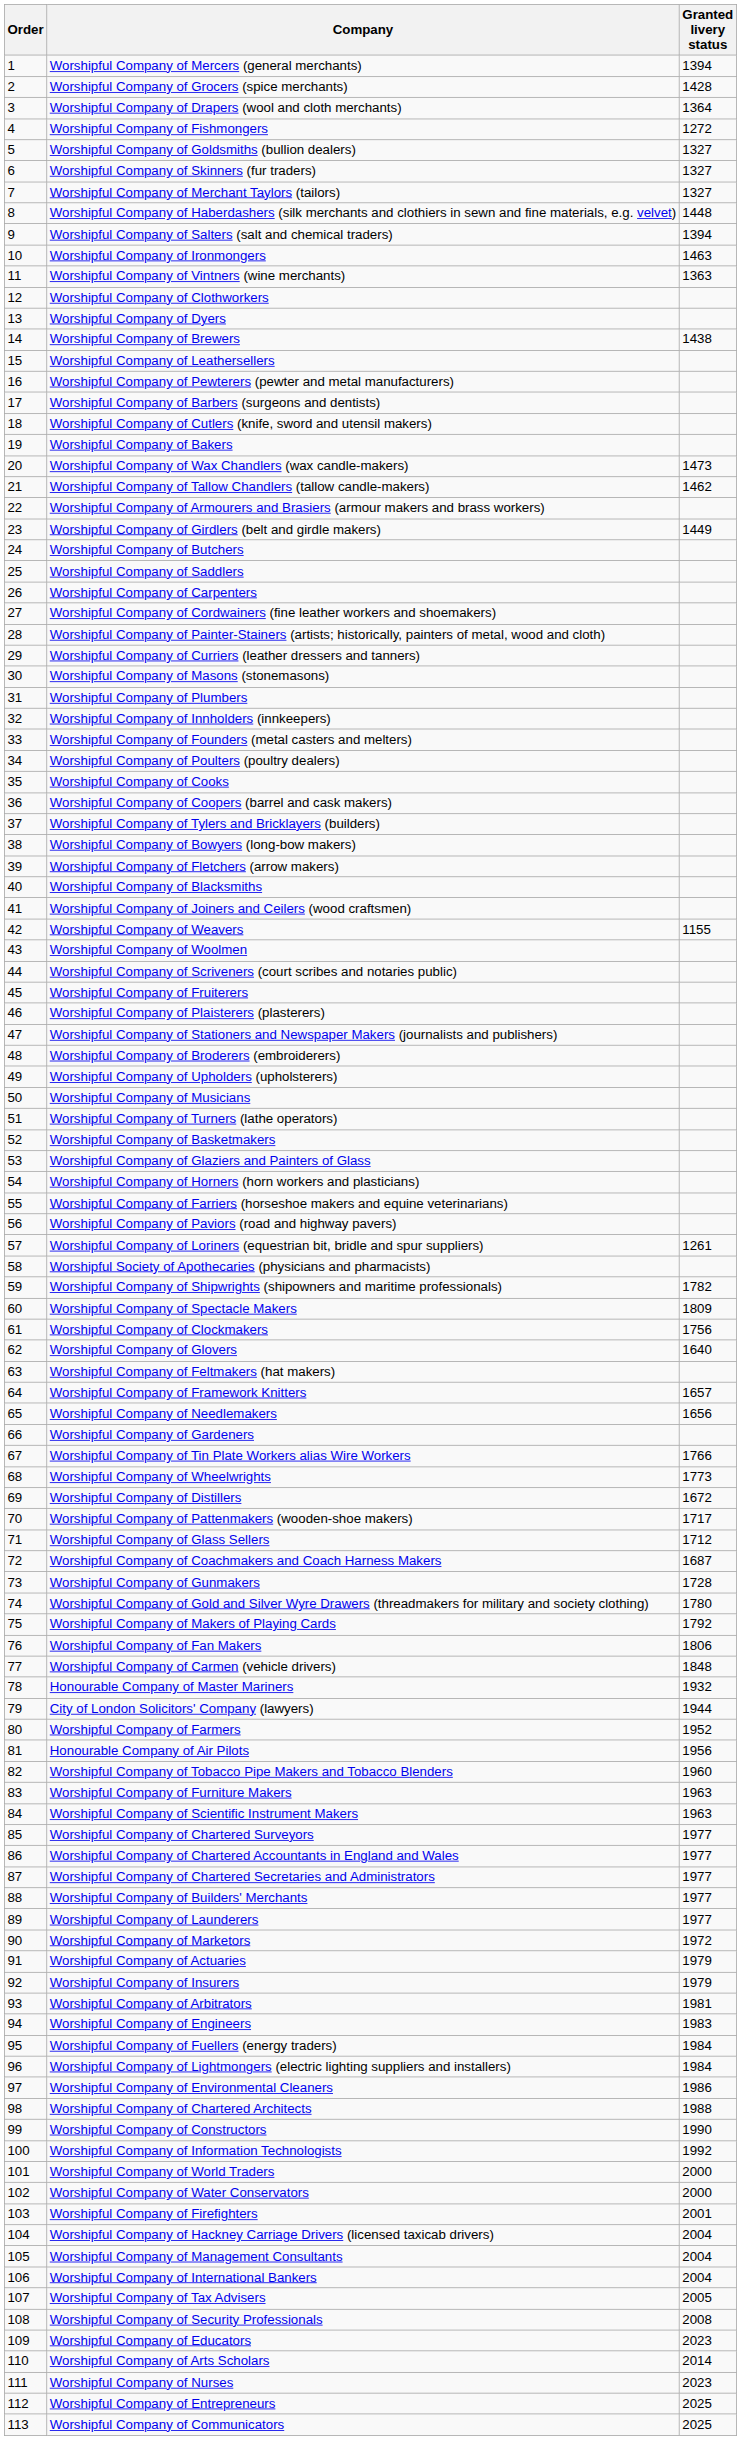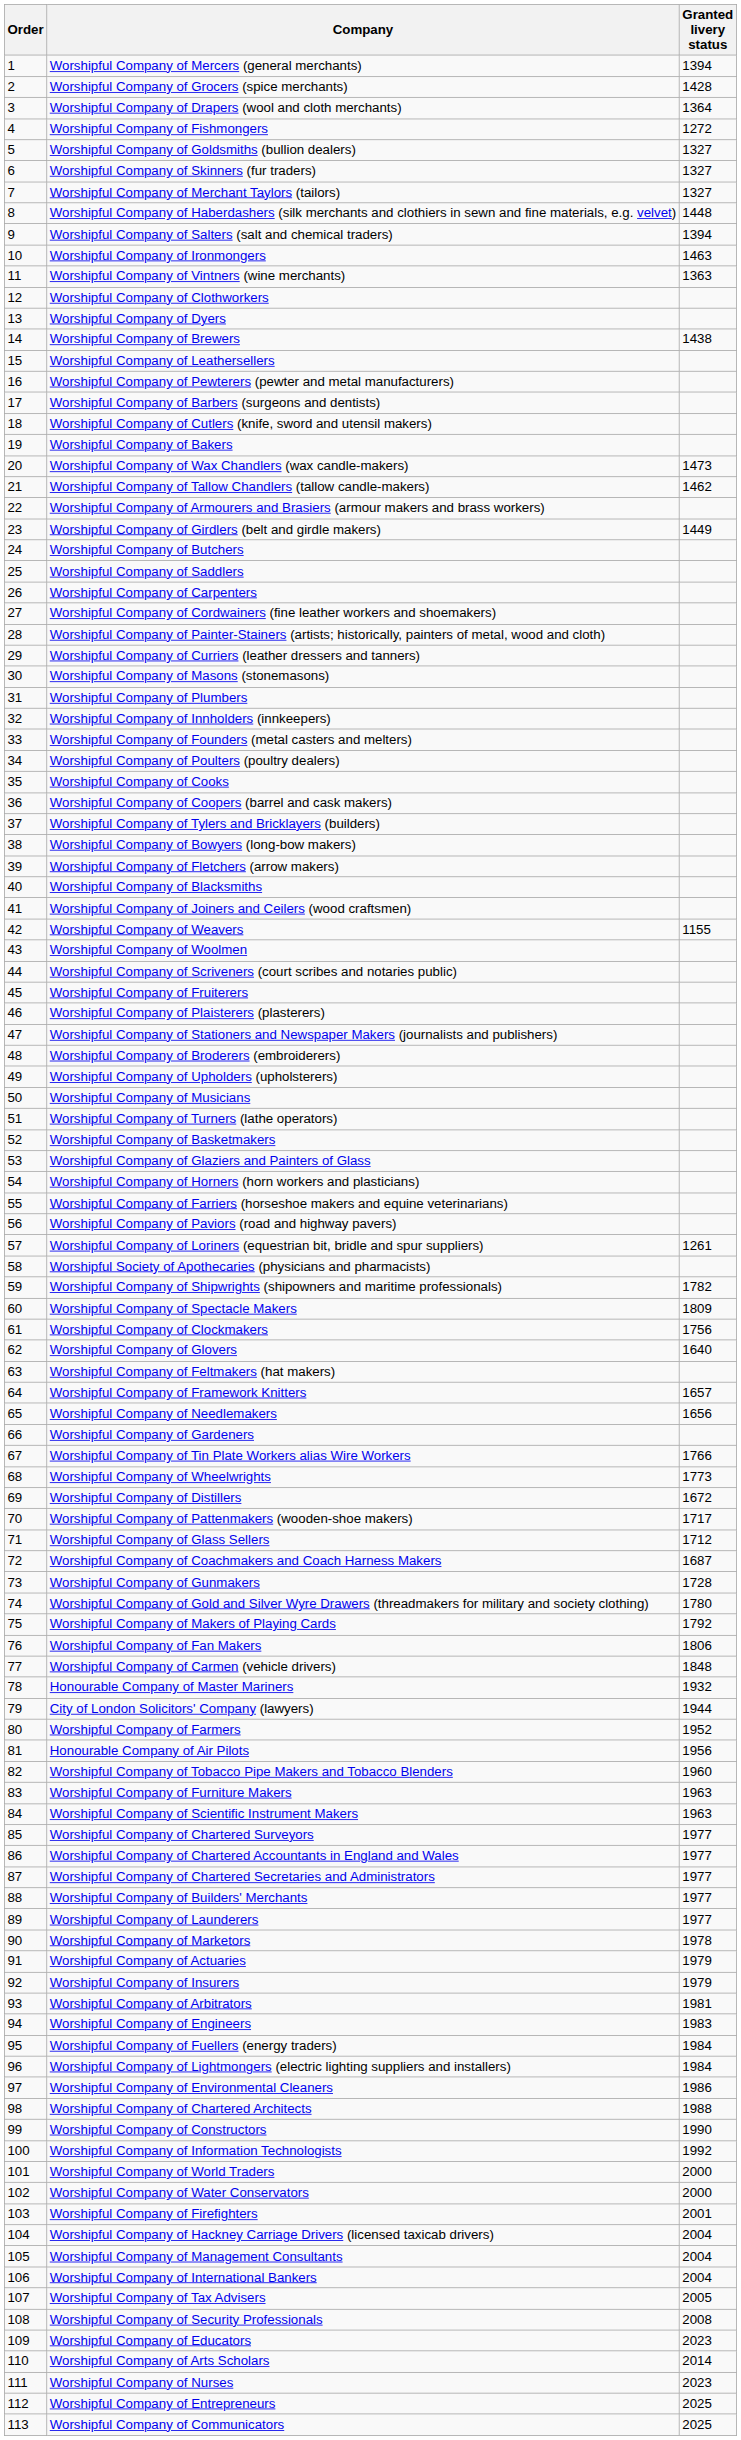(697, 1940) 1972 -> (697, 1940) 1978
